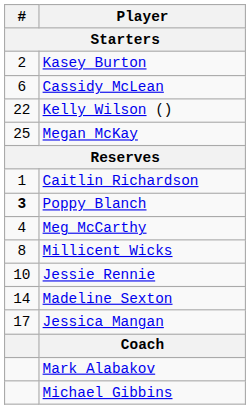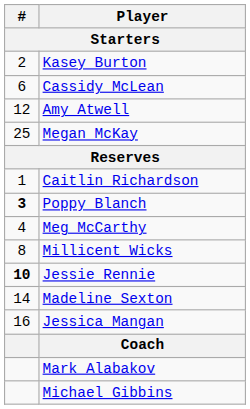+ row: (86, 110)
- row: (108, 110)
(22, 275) normal -> (22, 275) bold
(22, 322) 17 -> (22, 322) 16
